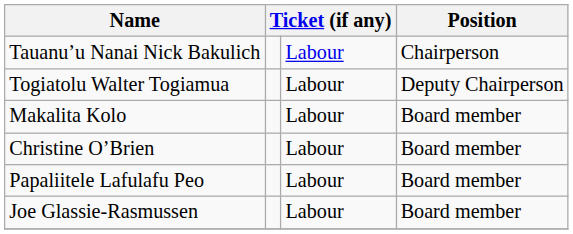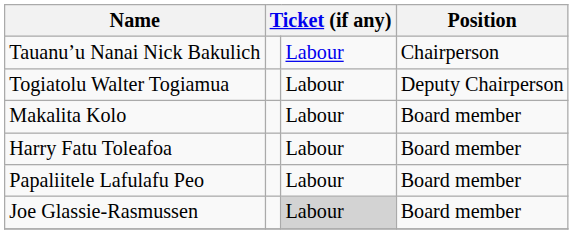- row: (82, 148)
+ row: (91, 148)
(315, 212) no background -> (315, 212) lightgrey background
